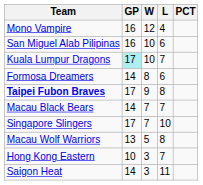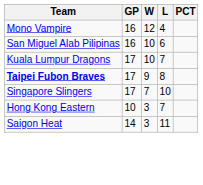(130, 60) paleturquoise background -> (130, 60) no background
- row: (50, 76)
- row: (50, 108)
- row: (53, 140)
